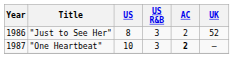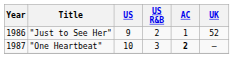(128, 33) 8 -> (128, 33) 9
(157, 33) 3 -> (157, 33) 2
(185, 33) 2 -> (185, 33) 1
